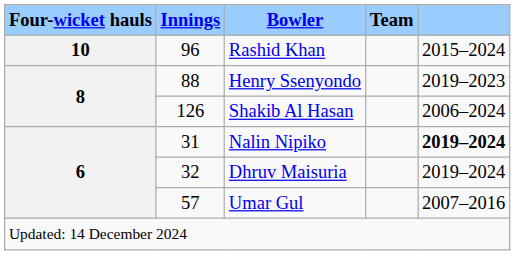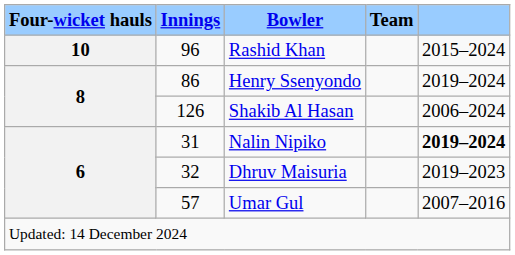(190, 81) 88 -> (190, 81) 86
(464, 81) 2019–2023 -> (464, 81) 2019–2024
(464, 172) 2019–2024 -> (464, 172) 2019–2023
